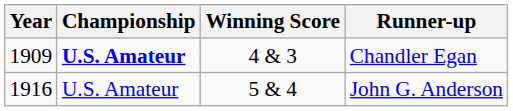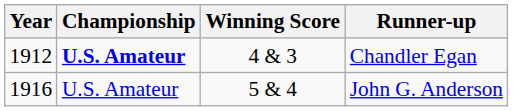(31, 55) 1909 -> (31, 55) 1912
